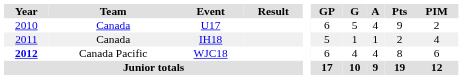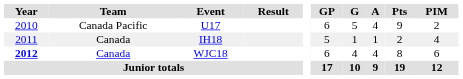(113, 25) Canada -> (113, 25) Canada Pacific
(113, 53) Canada Pacific -> (113, 53) Canada
